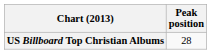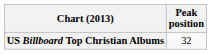(186, 40) 28 -> (186, 40) 32
